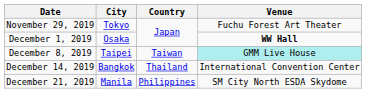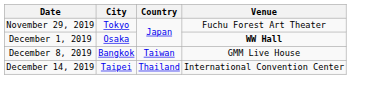(116, 53) Taipei -> (116, 53) Bangkok
(280, 53) paleturquoise background -> (264, 53) no background
(116, 67) Bangkok -> (116, 67) Taipei
- row: (50, 81)
